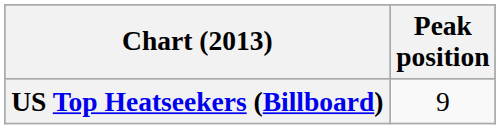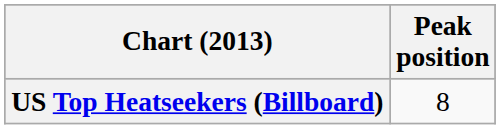(443, 100) 9 -> (443, 100) 8
